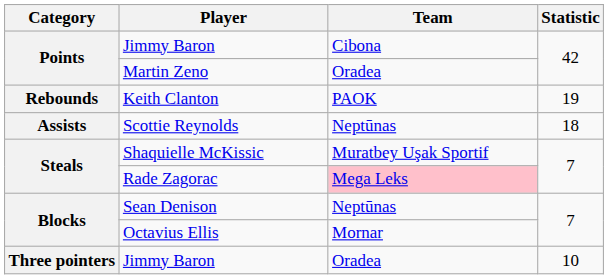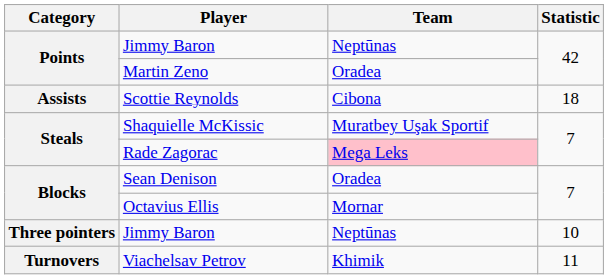(357, 44) Cibona -> (364, 44) Neptūnas
- row: (62, 98)
(364, 125) Neptūnas -> (357, 98) Cibona
(364, 206) Neptūnas -> (357, 179) Oradea
(357, 260) Oradea -> (364, 233) Neptūnas
+ row: (62, 260)
